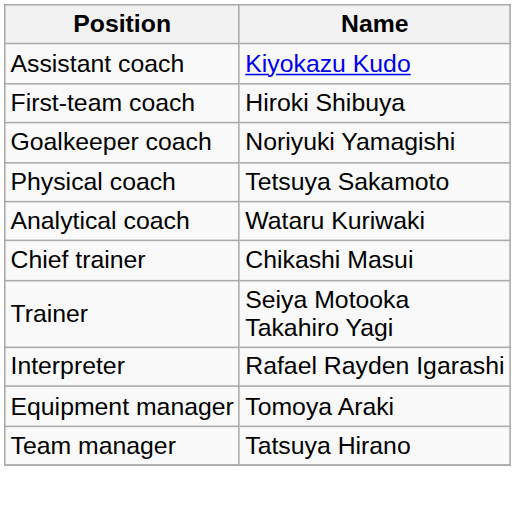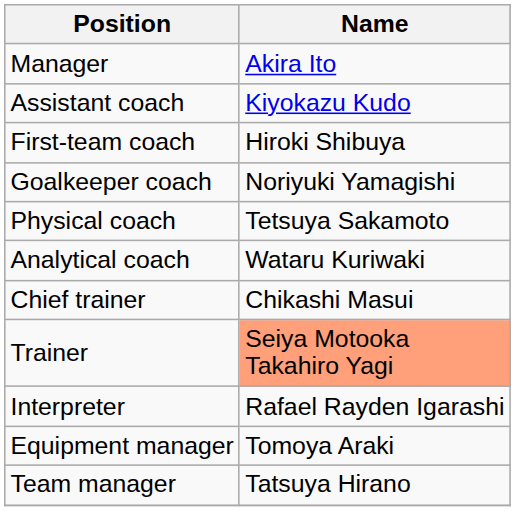+ row: (59, 63)
(327, 313) no background -> (327, 352) lightsalmon background
